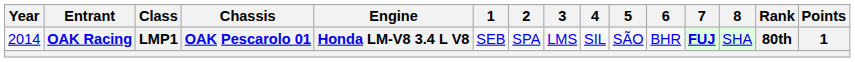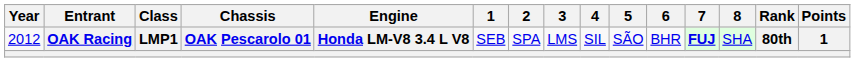(24, 39) 2014 -> (24, 39) 2012
